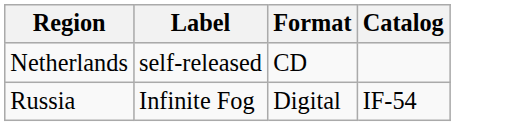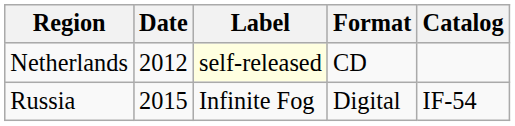+ column: (163, 23)
(201, 62) no background -> (260, 62) lightyellow background
